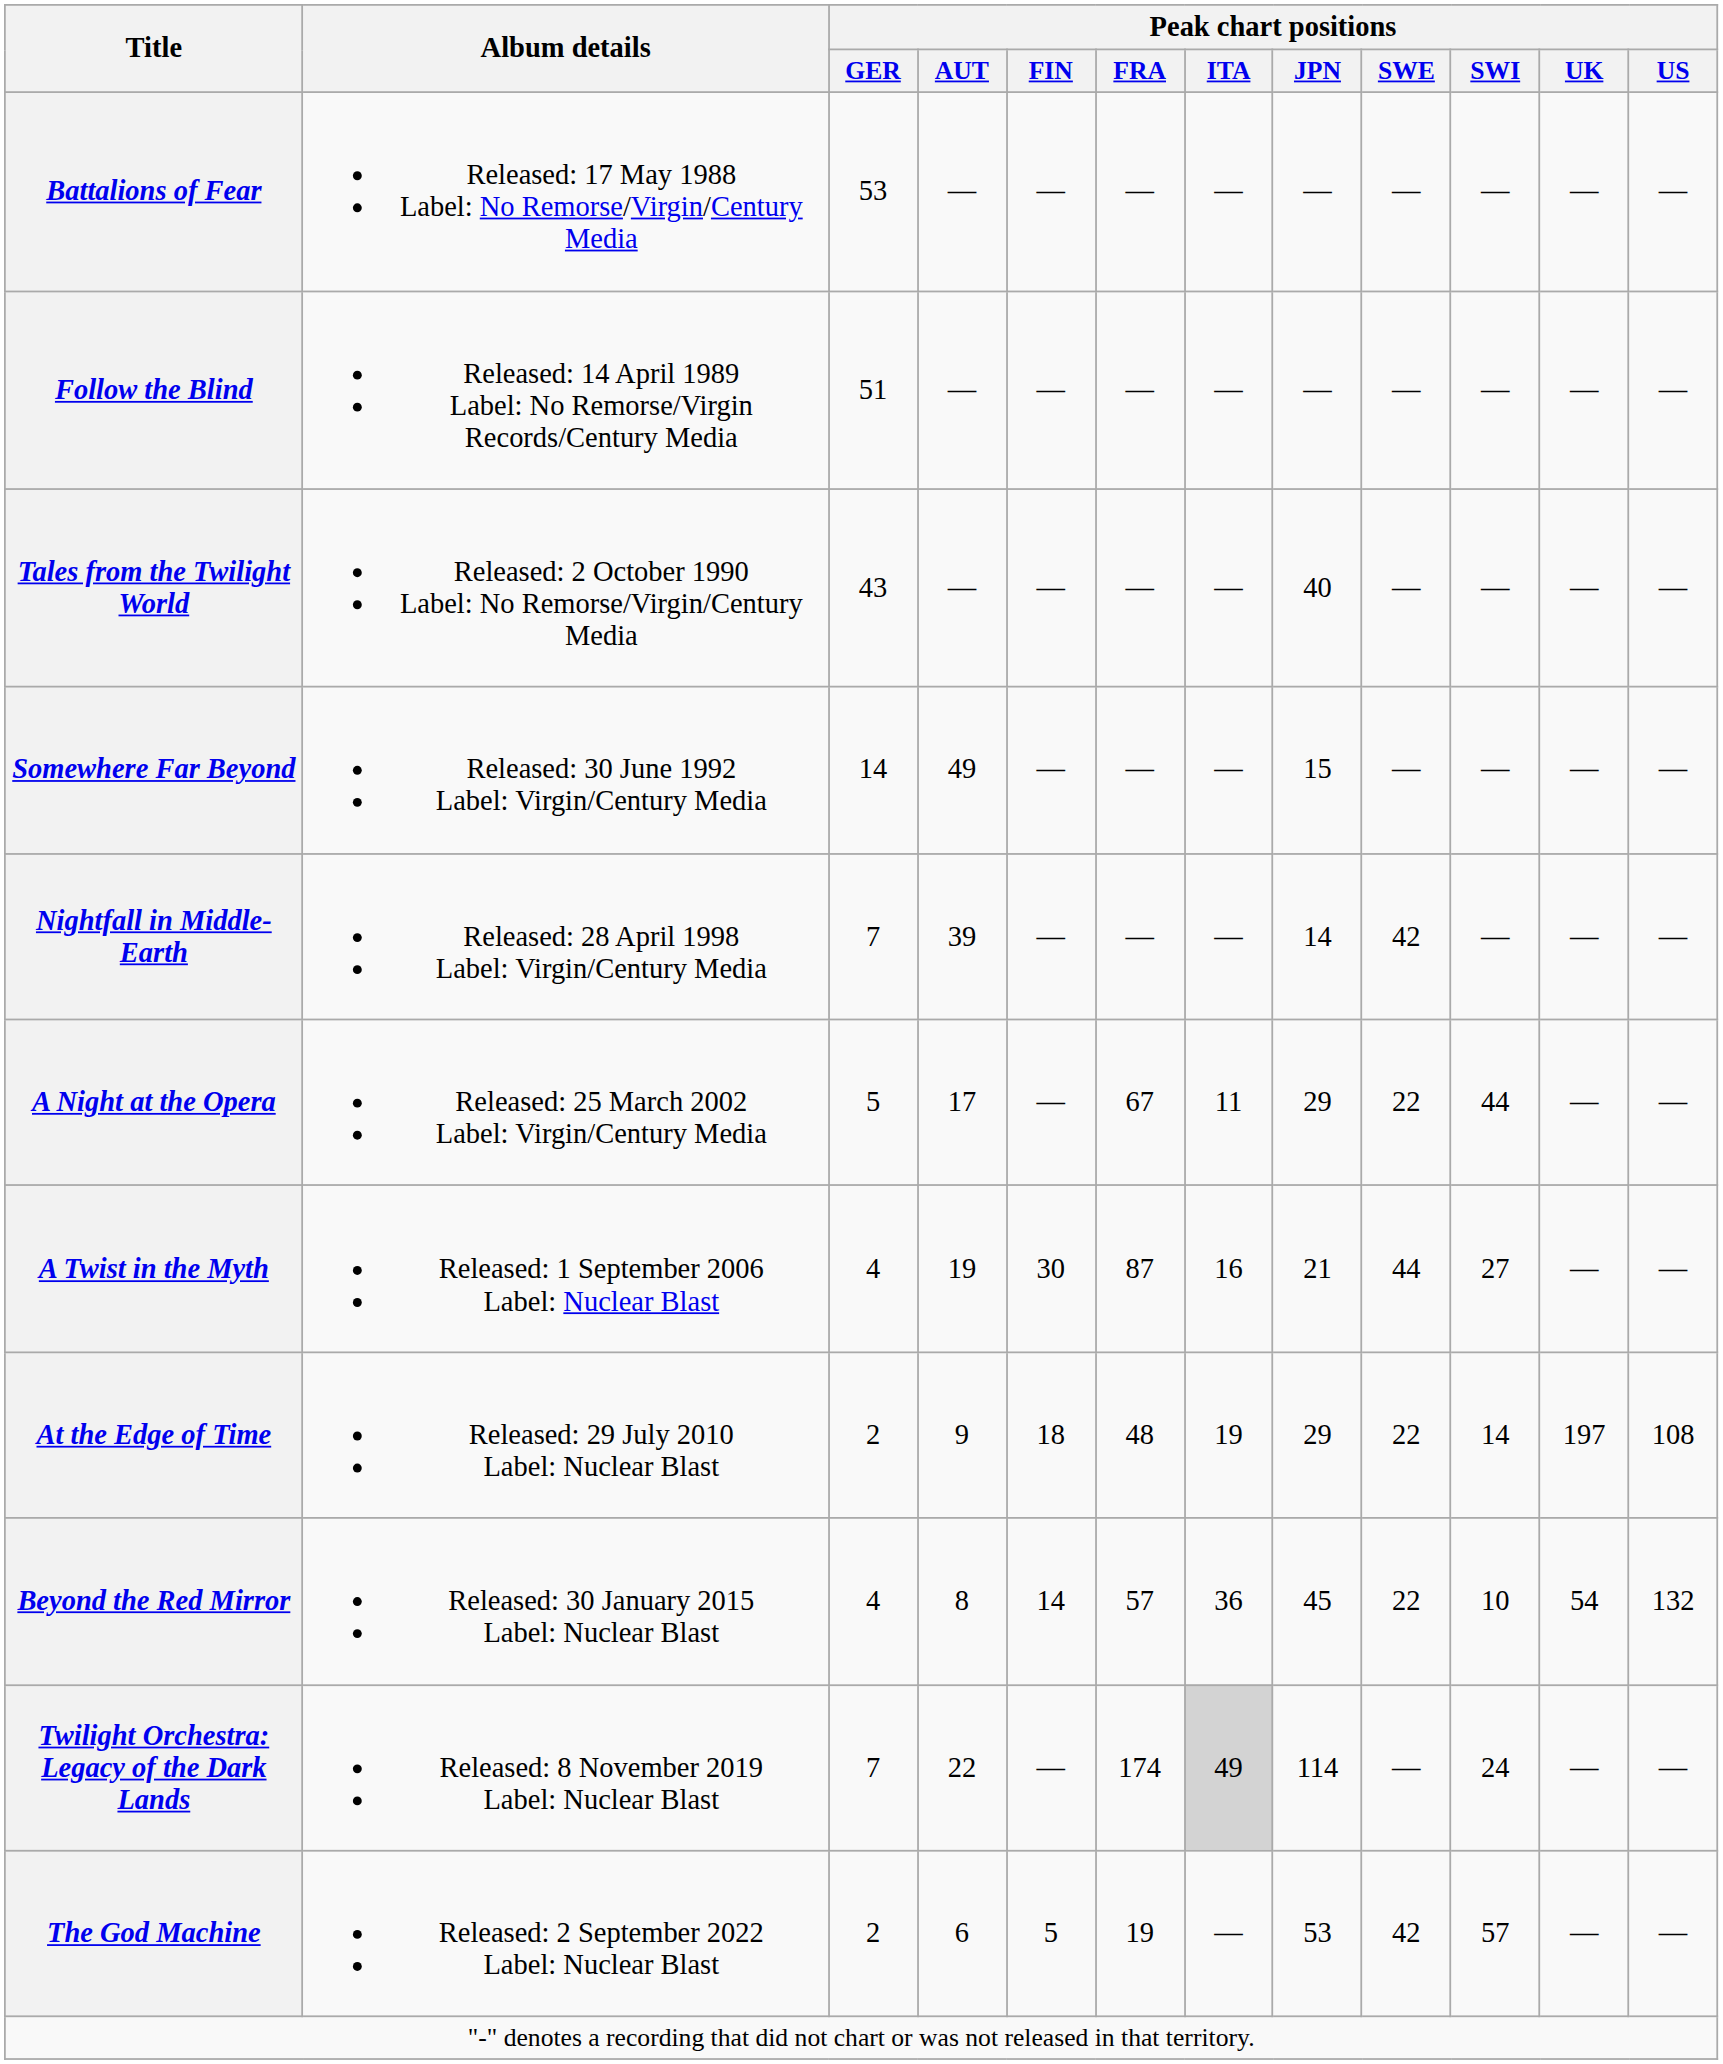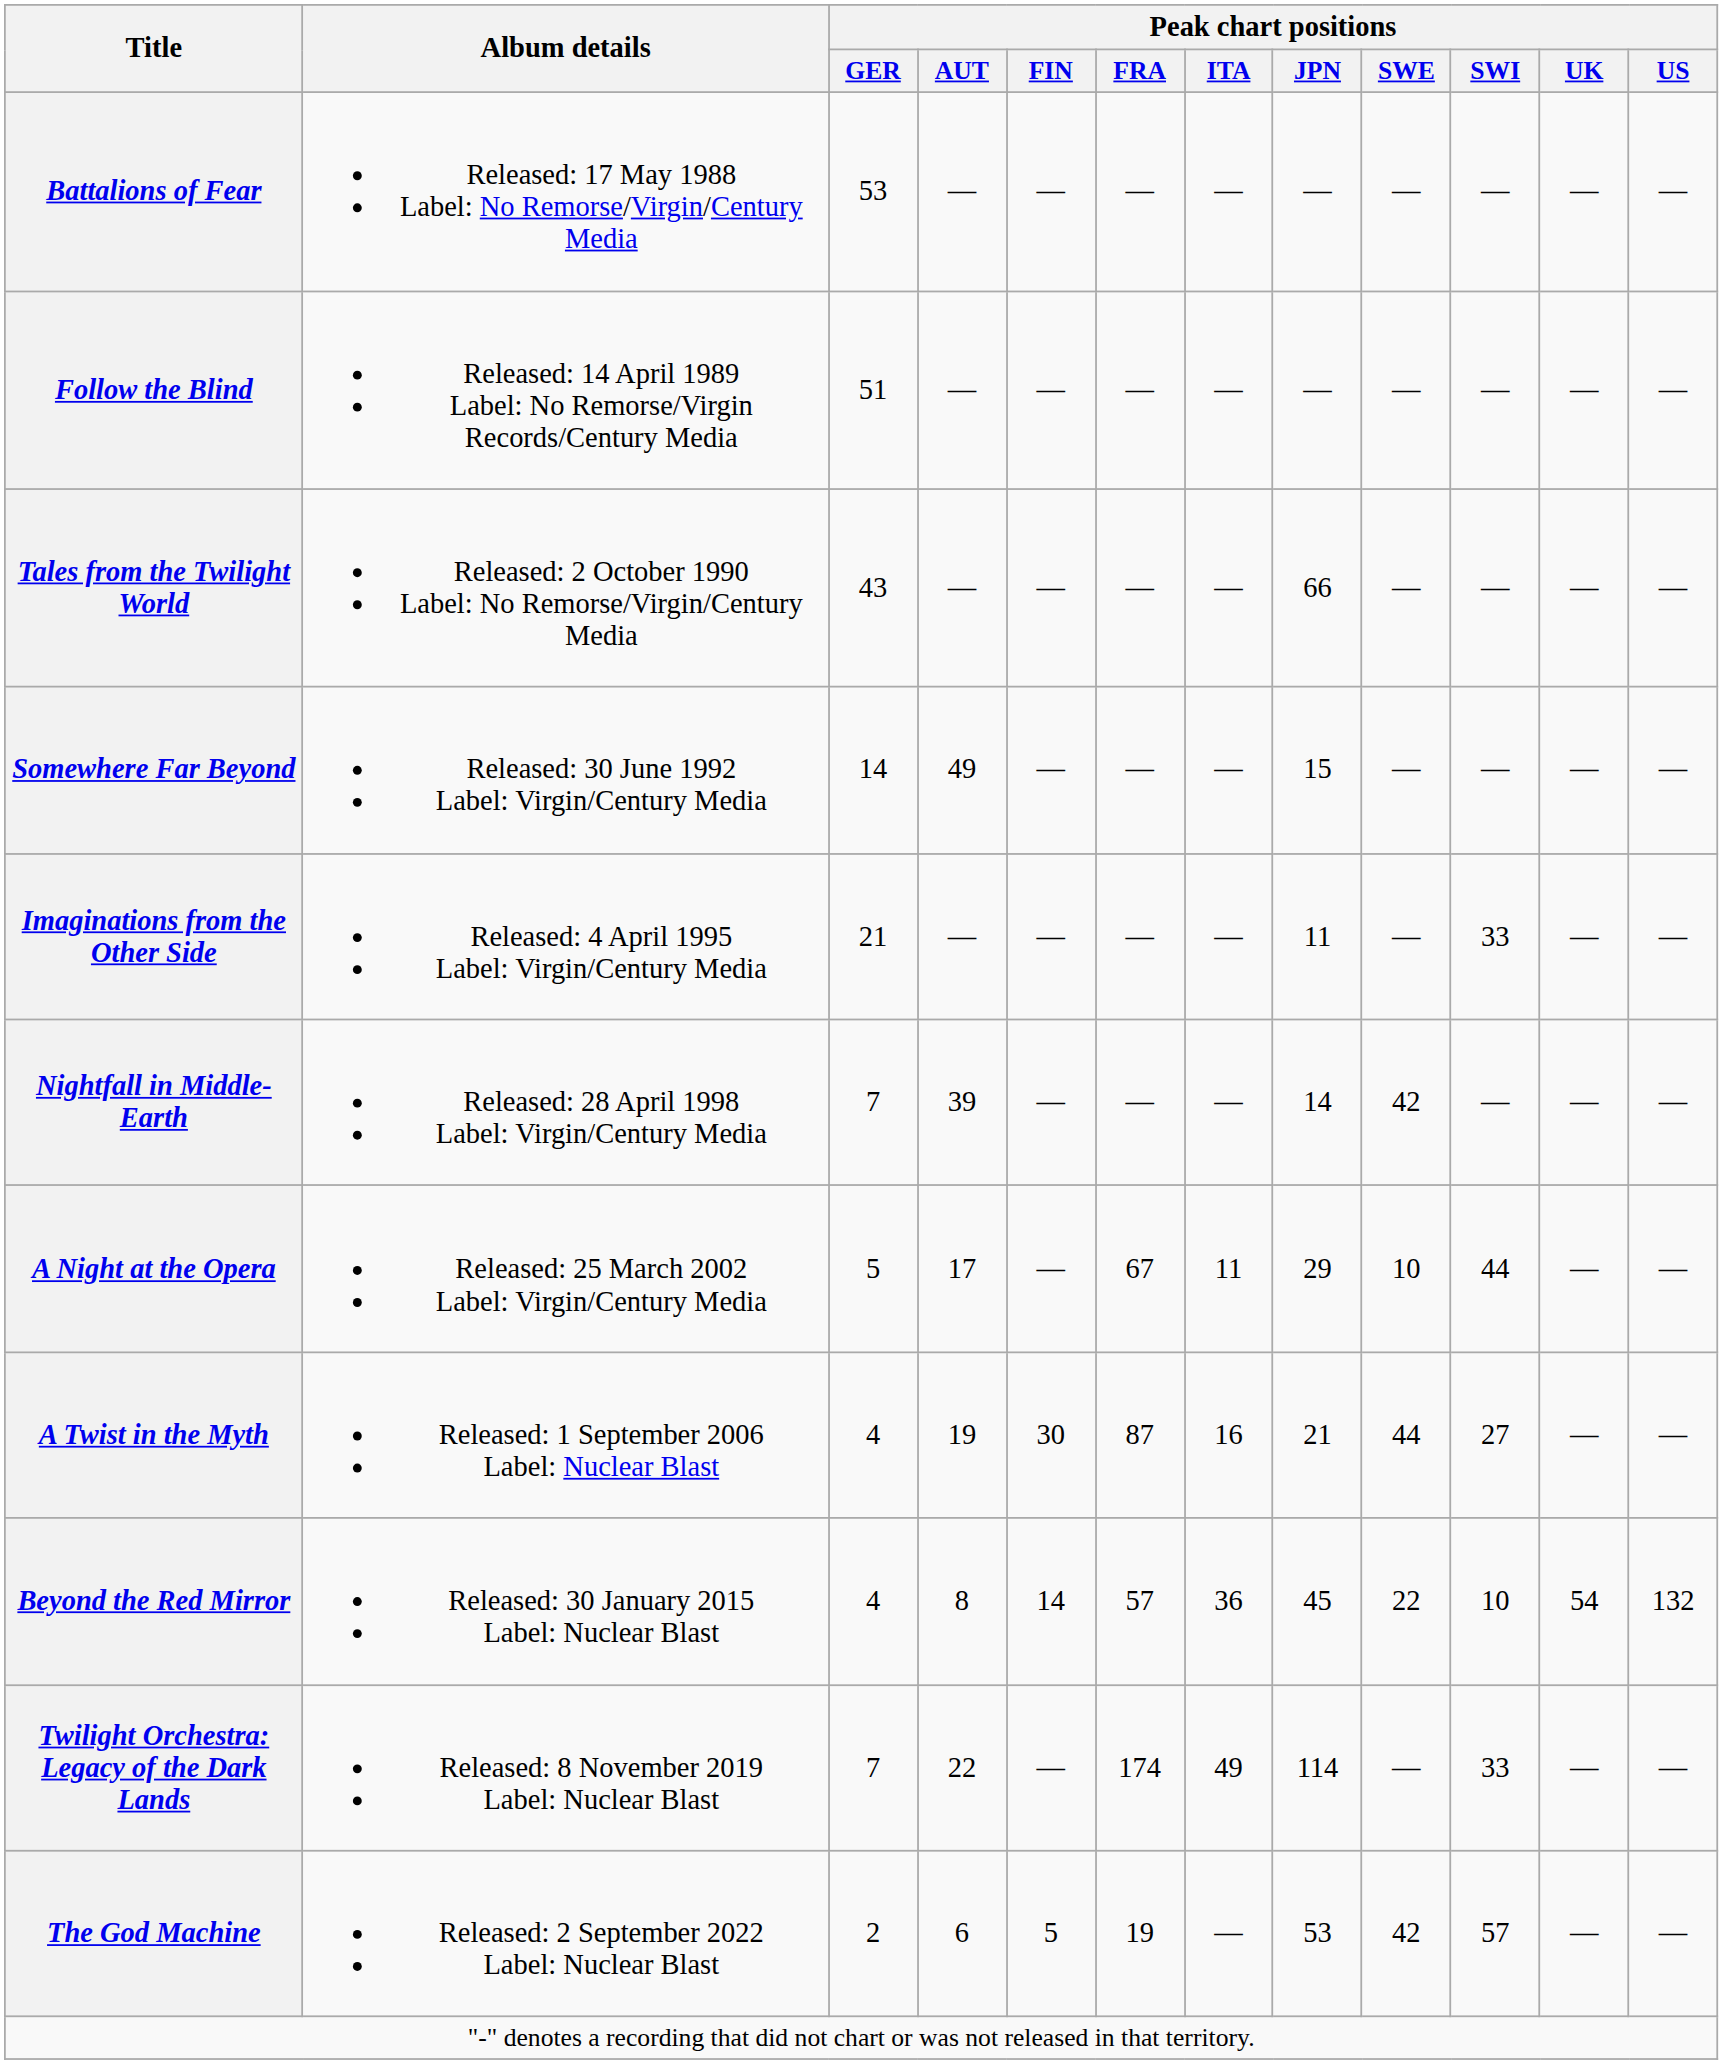(1317, 587) 40 -> (1317, 587) 66
+ row: (154, 935)
(1406, 1102) 22 -> (1406, 1268) 10
- row: (154, 1434)
(1229, 1767) lightgrey background -> (1229, 1767) no background
(1495, 1767) 24 -> (1495, 1767) 33
